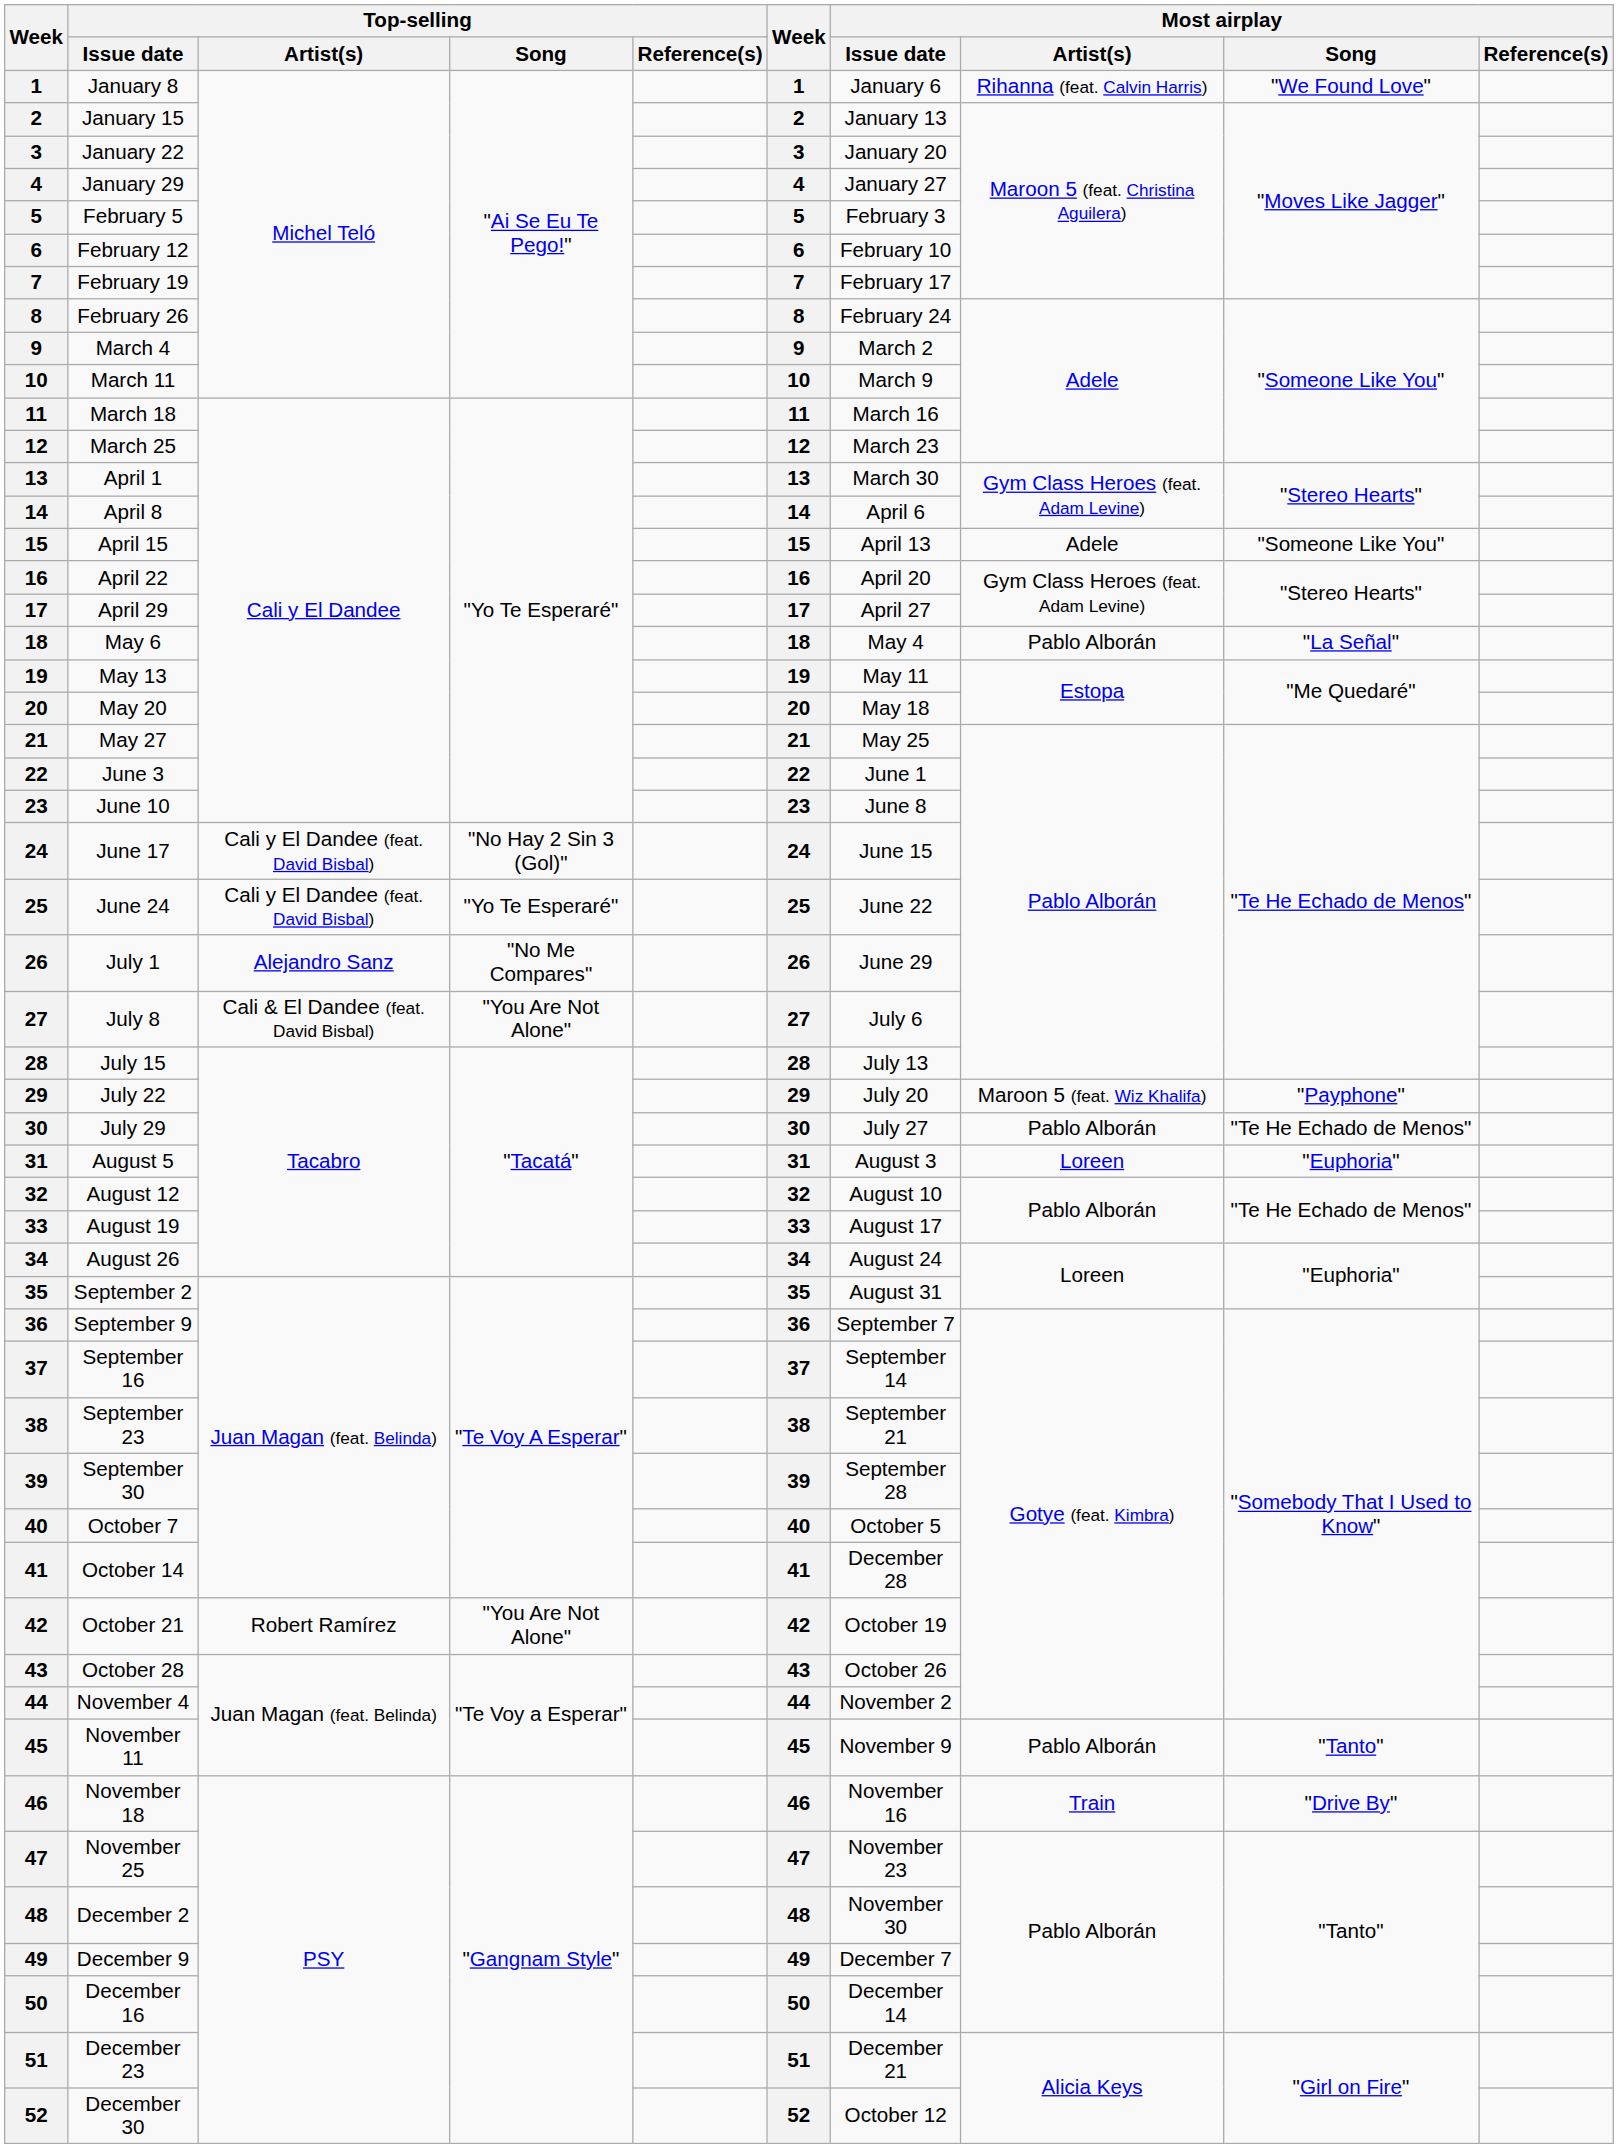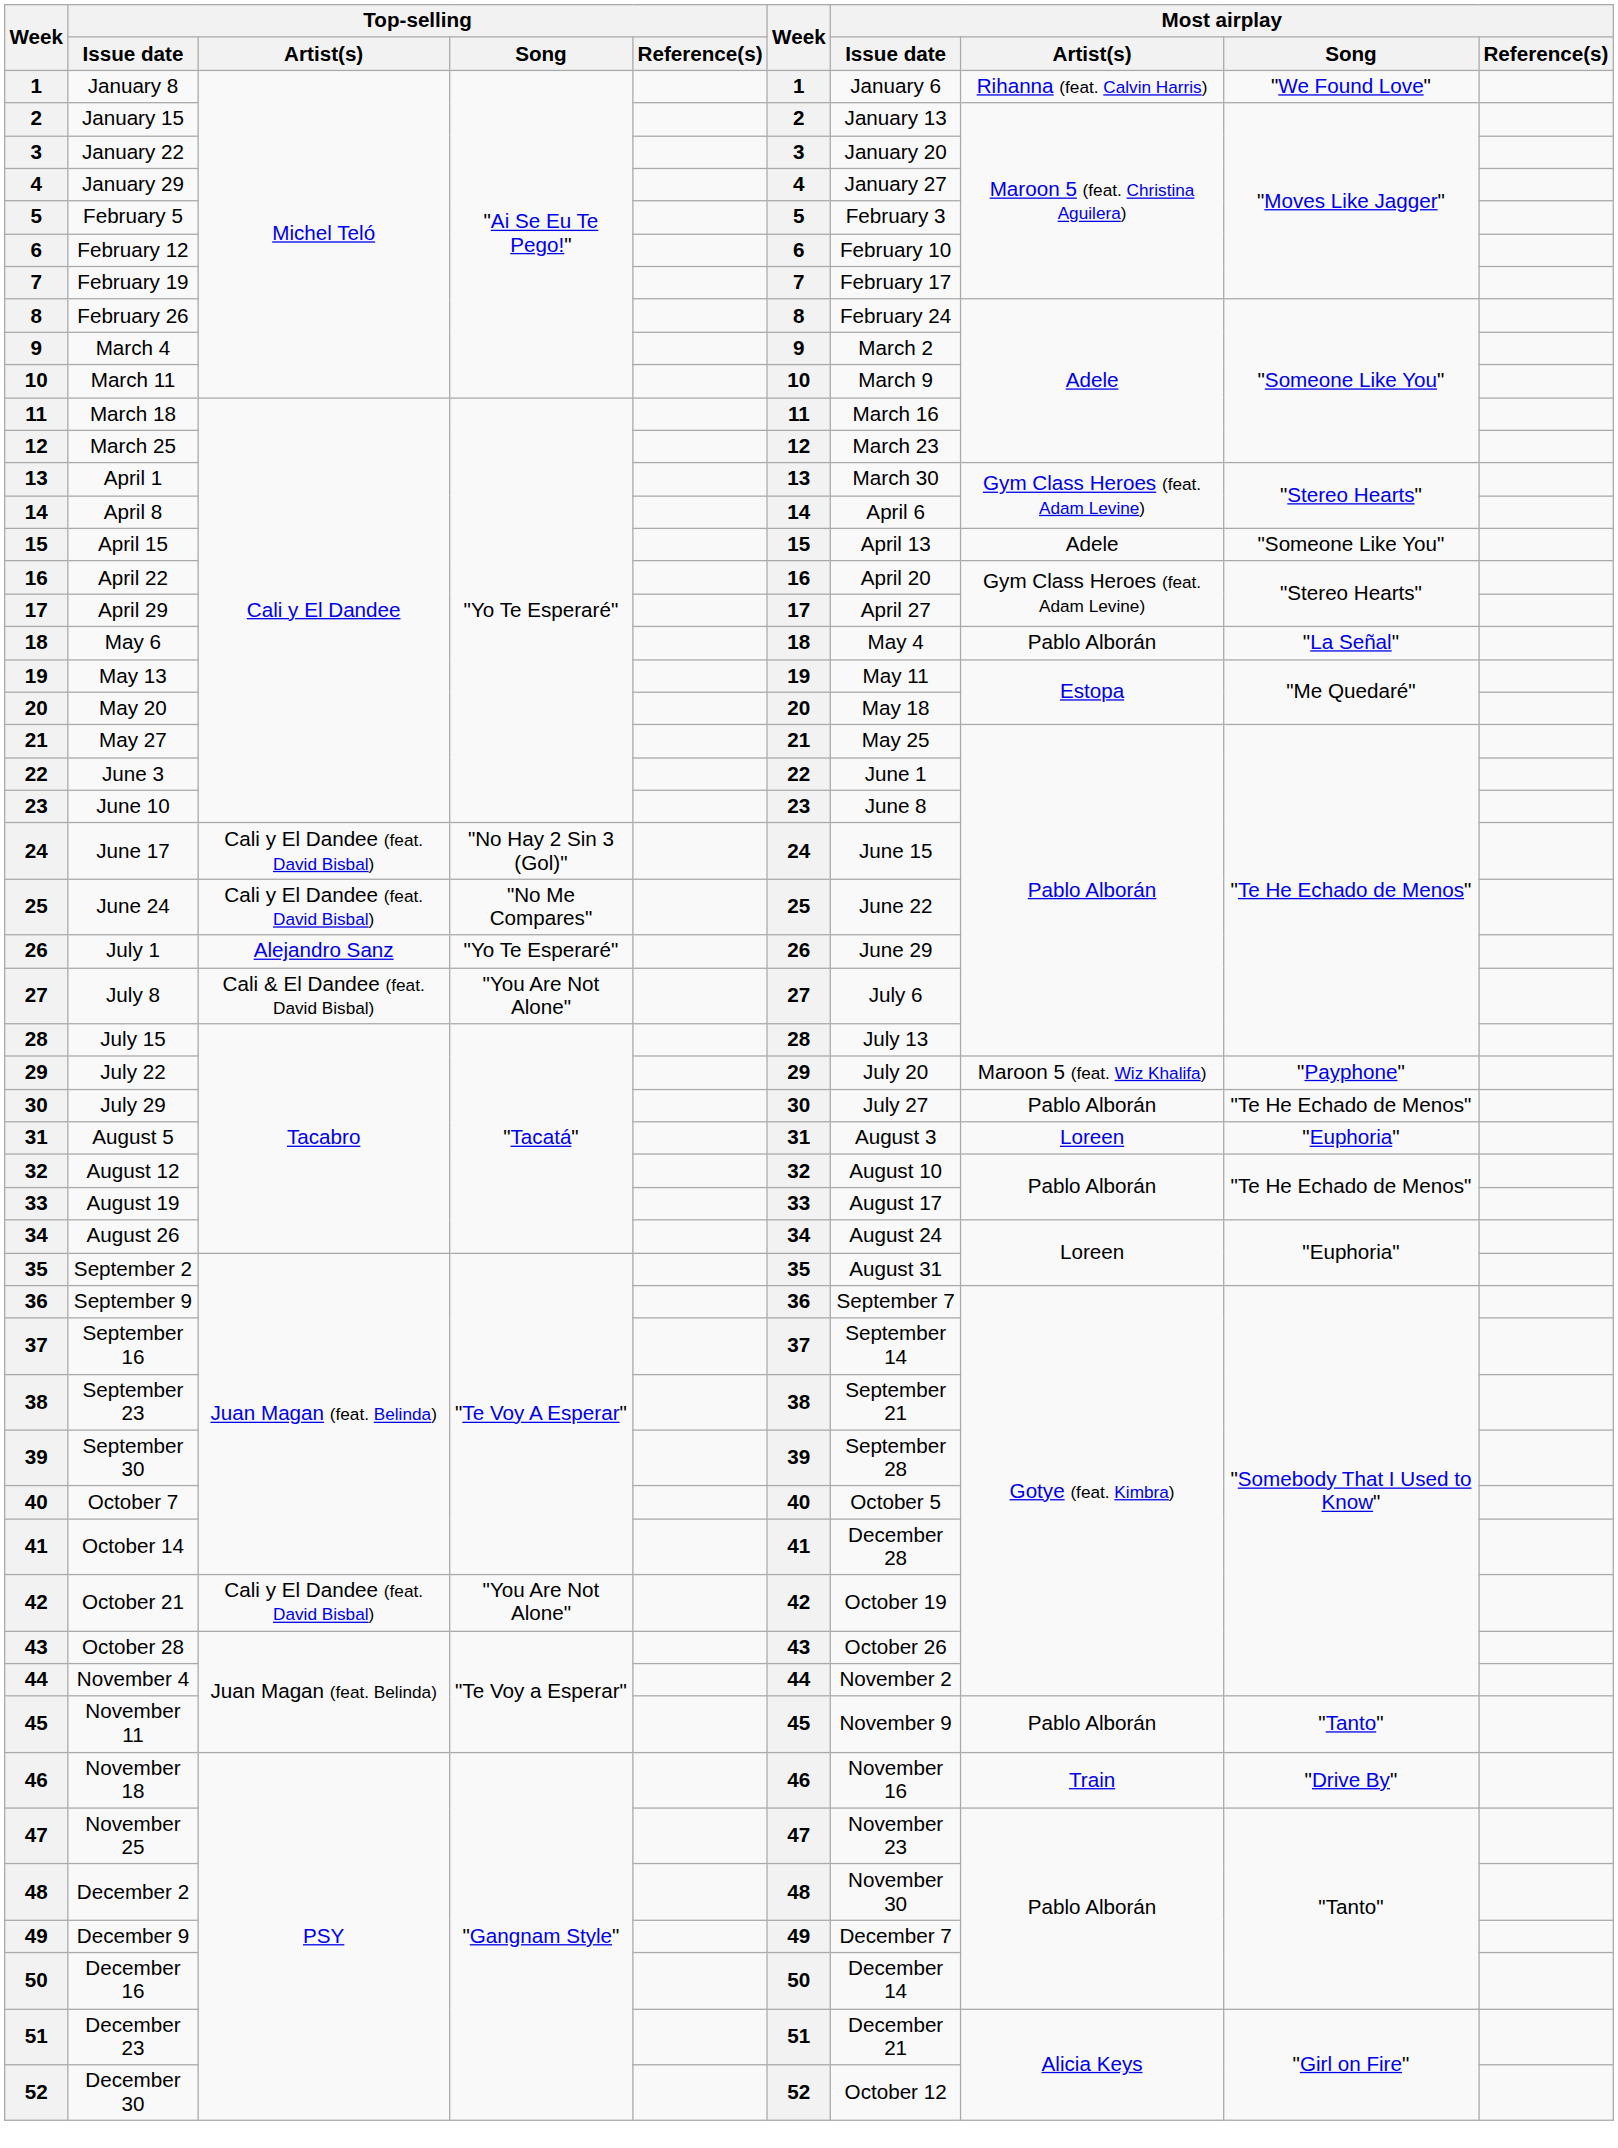(541, 906) "Yo Te Esperaré" -> (541, 906) "No Me Compares"
(541, 962) "No Me Compares" -> (541, 951) "Yo Te Esperaré"
(324, 1625) Robert Ramírez -> (324, 1602) Cali y El Dandee (feat. David Bisbal)
